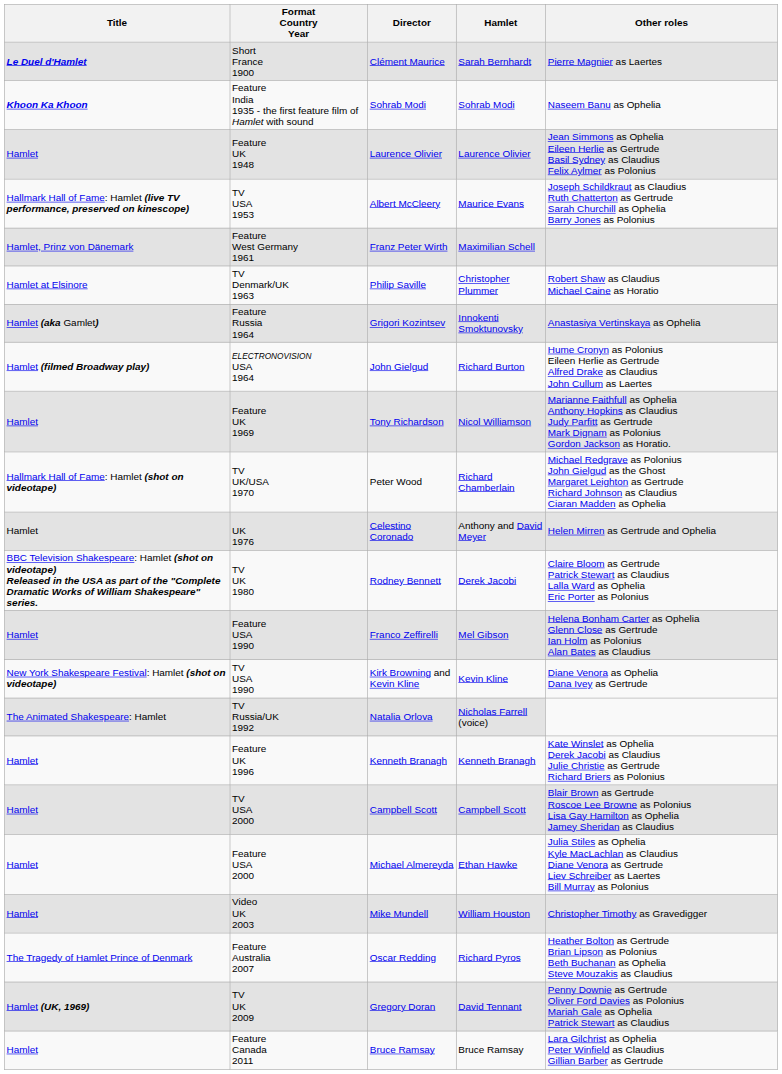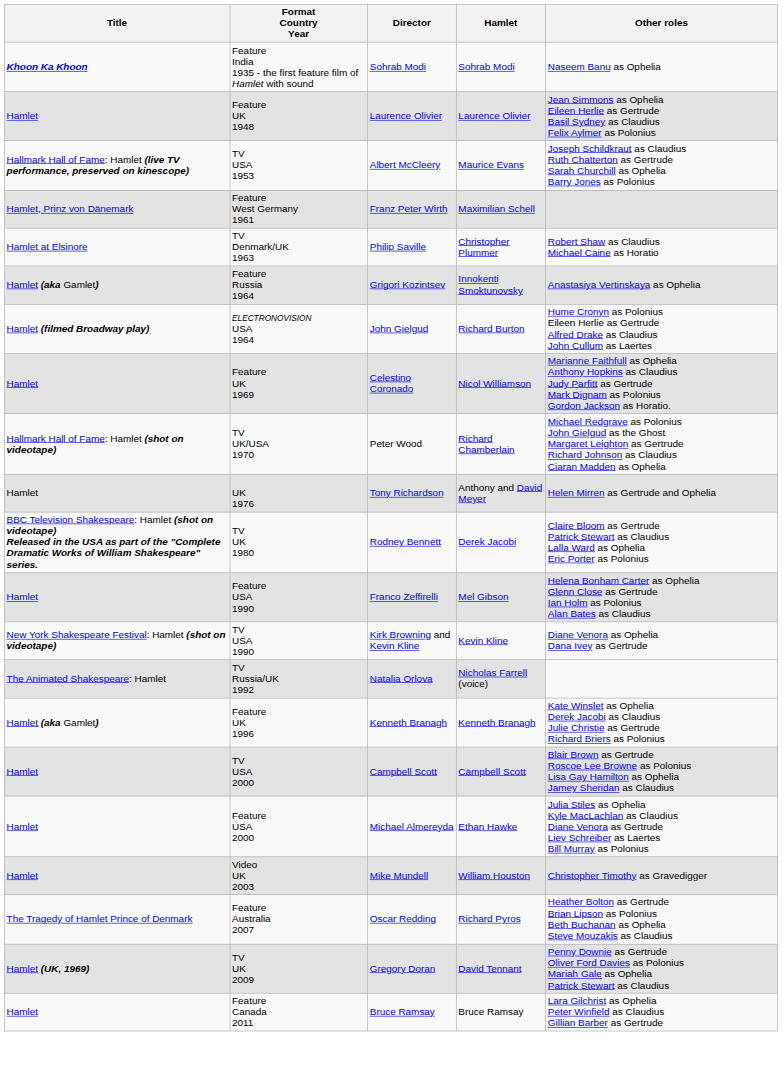- row: (247, 61)
(407, 421) Tony Richardson -> (392, 383) Celestino Coronado
(392, 531) Celestino Coronado -> (407, 493) Tony Richardson
(22, 760) Hamlet -> (53, 722) Hamlet (aka Gamlet)
